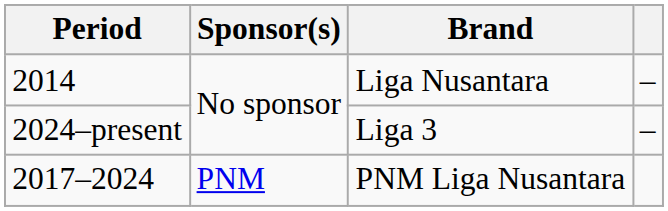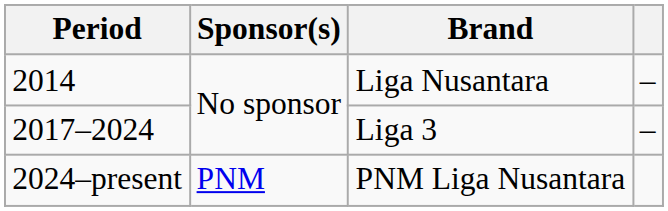(97, 129) 2024–present -> (83, 129) 2017–2024
(83, 179) 2017–2024 -> (97, 179) 2024–present
